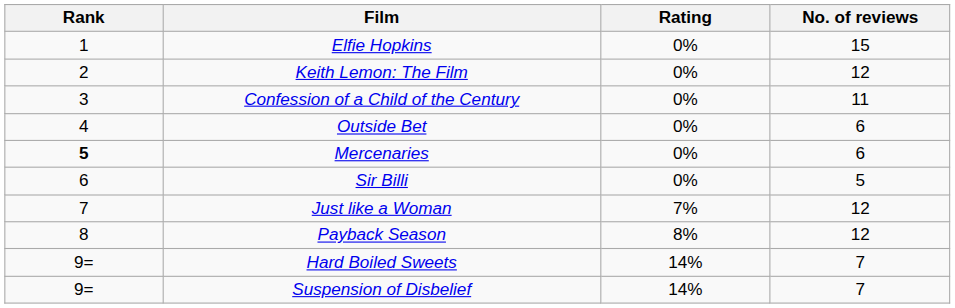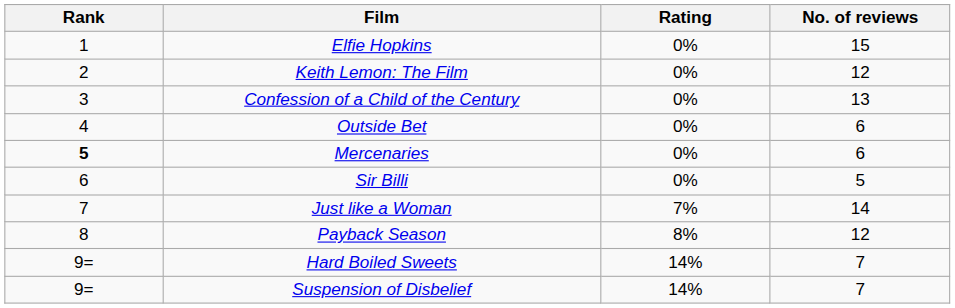(860, 99) 11 -> (860, 99) 13
(860, 208) 12 -> (860, 208) 14
